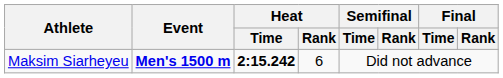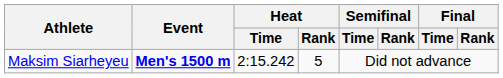(266, 62) bold -> (266, 62) normal
(319, 62) 6 -> (318, 62) 5
